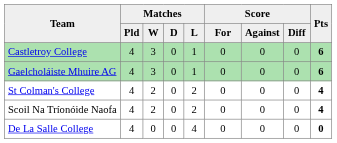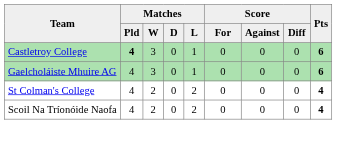(132, 52) normal -> (132, 52) bold
- row: (51, 128)
